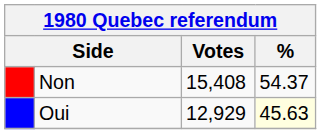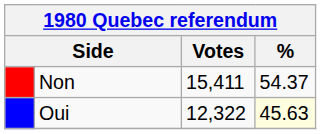(216, 82) 15,408 -> (215, 82) 15,411
(216, 113) 12,929 -> (216, 113) 12,322
